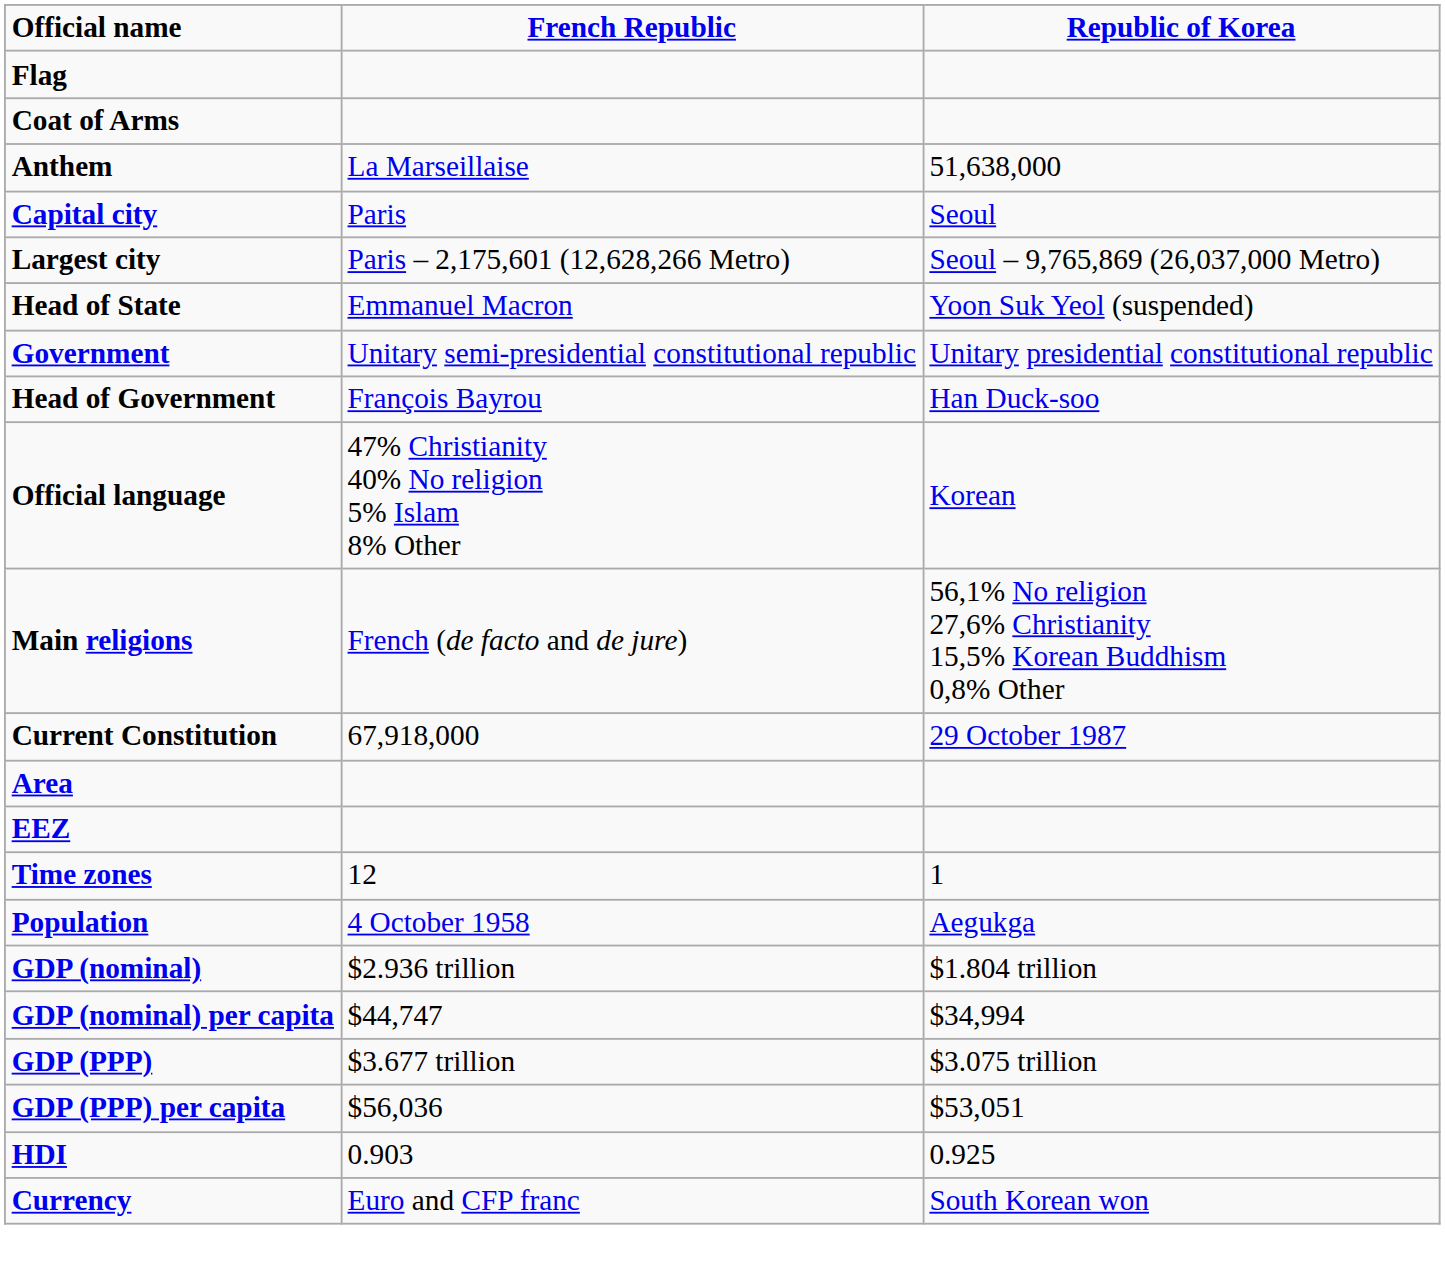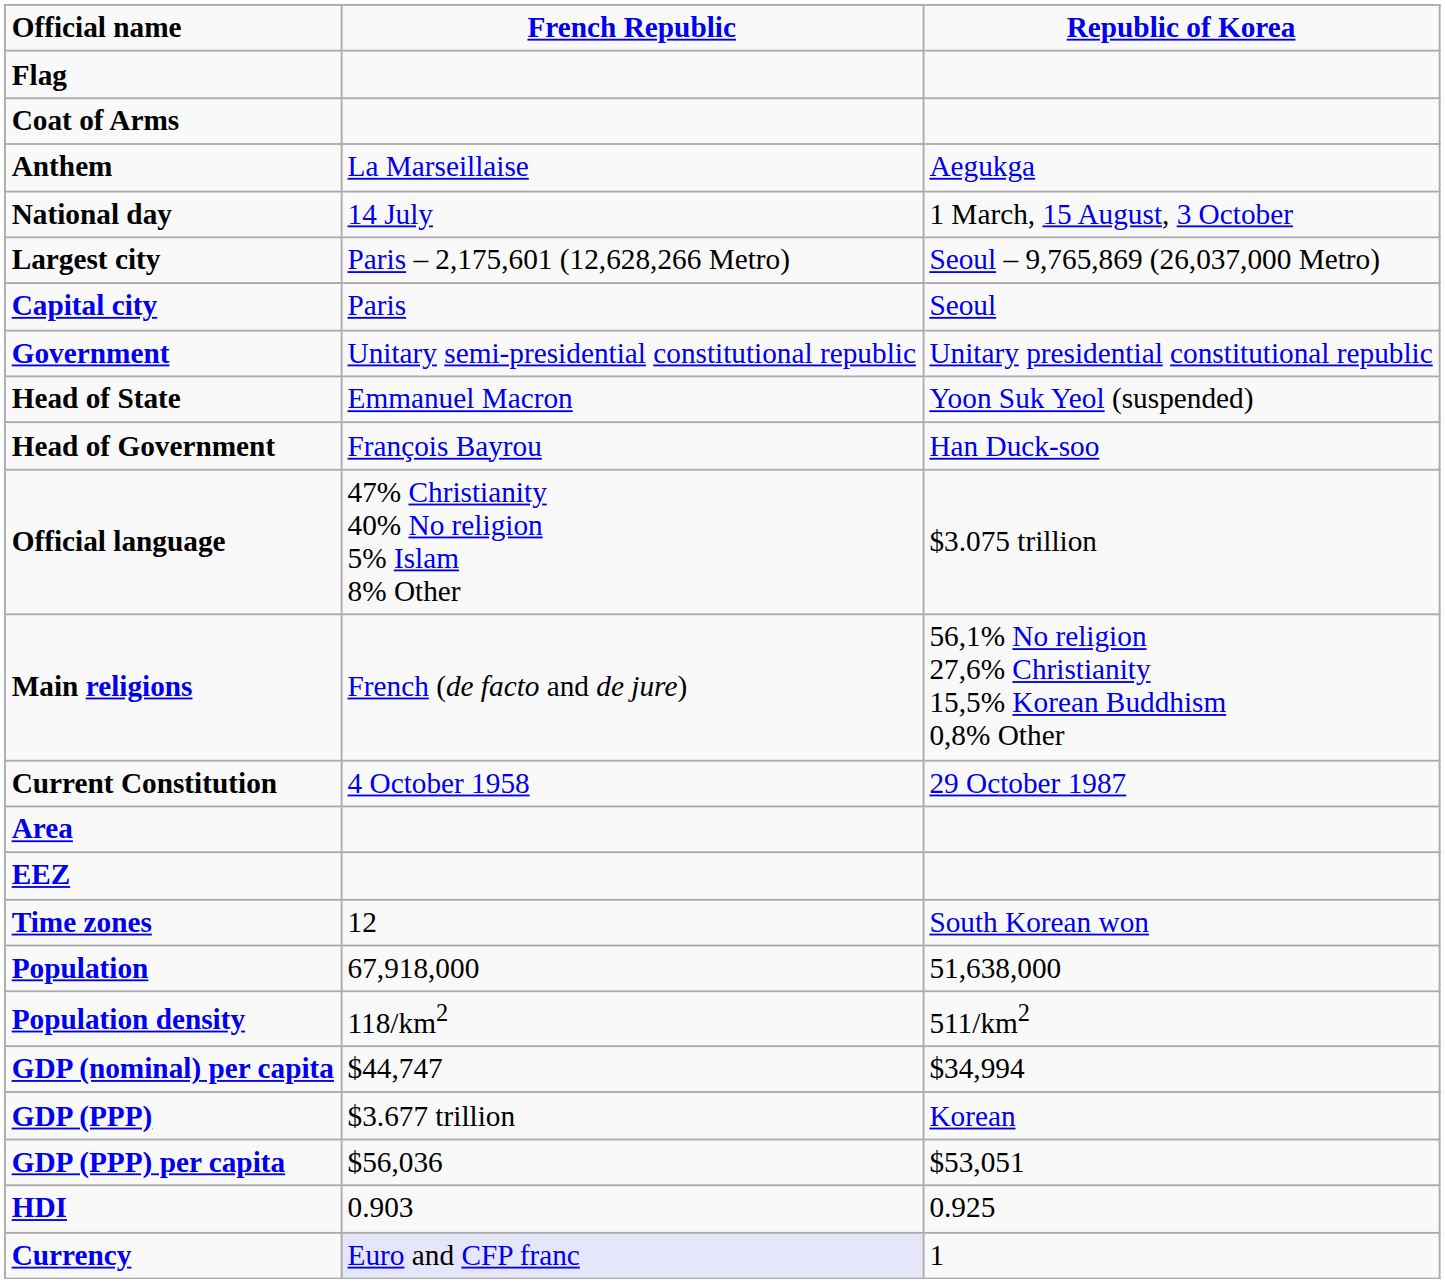(995, 167) 51,638,000 -> (982, 167) Aegukga
+ row: (92, 213)
rows swapped: (84, 213) <-> (86, 259)
rows swapped: (91, 352) <-> (96, 306)
(972, 495) Korean -> (1013, 541) $3.075 trillion
(413, 736) 67,918,000 -> (439, 782) 4 October 1958
(937, 875) 1 -> (1039, 921) South Korean won
(439, 921) 4 October 1958 -> (413, 968) 67,918,000
(982, 921) Aegukga -> (995, 968) 51,638,000
+ row: (128, 1018)
- row: (106, 968)
(1013, 1061) $3.075 trillion -> (972, 1115) Korean
(464, 1200) no background -> (464, 1254) lavender background
(1039, 1200) South Korean won -> (937, 1254) 1
